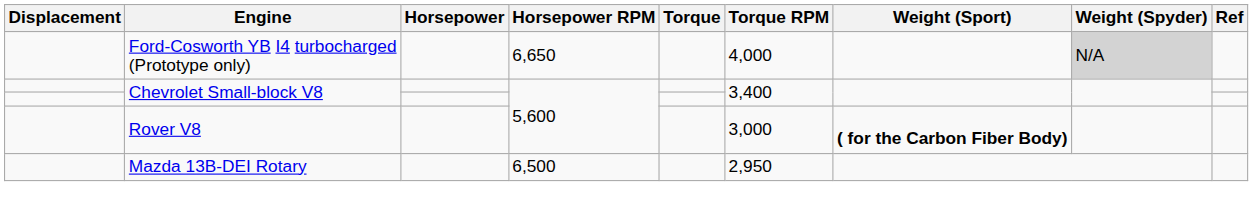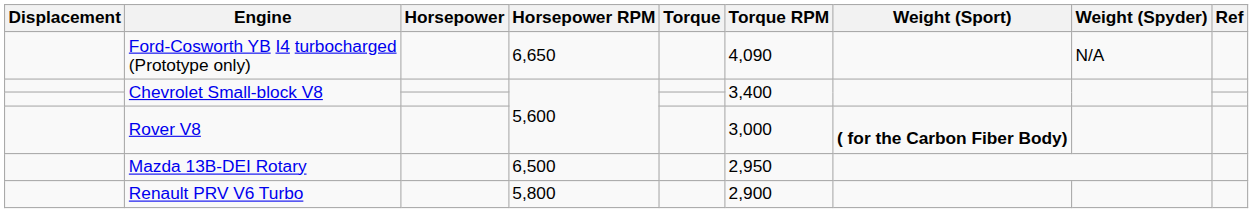(750, 55) 4,000 -> (750, 55) 4,090
(1090, 55) lightgrey background -> (1090, 55) no background
+ row: (216, 194)
